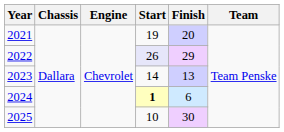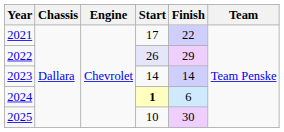(152, 35) 19 -> (152, 35) 17
(188, 35) 20 -> (188, 35) 22
(188, 76) 13 -> (188, 76) 14
